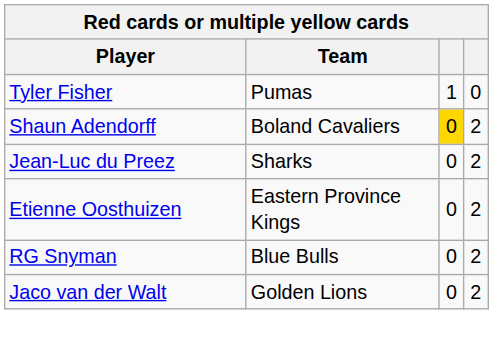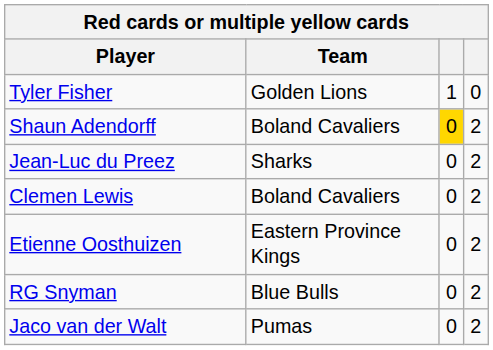(282, 92) Pumas -> (309, 92) Golden Lions
+ row: (71, 196)
(309, 292) Golden Lions -> (282, 327) Pumas
